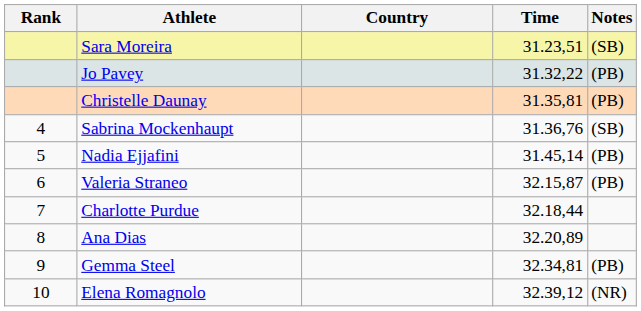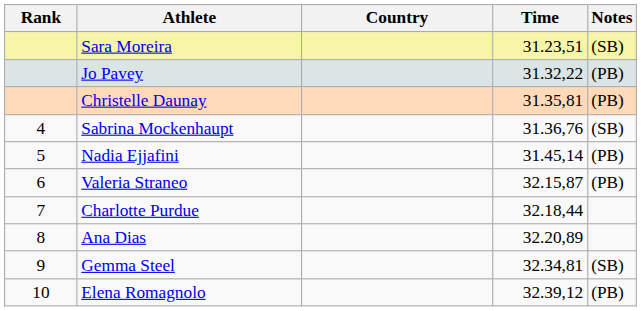(608, 264) (PB) -> (608, 264) (SB)
(609, 292) (NR) -> (608, 292) (PB)
